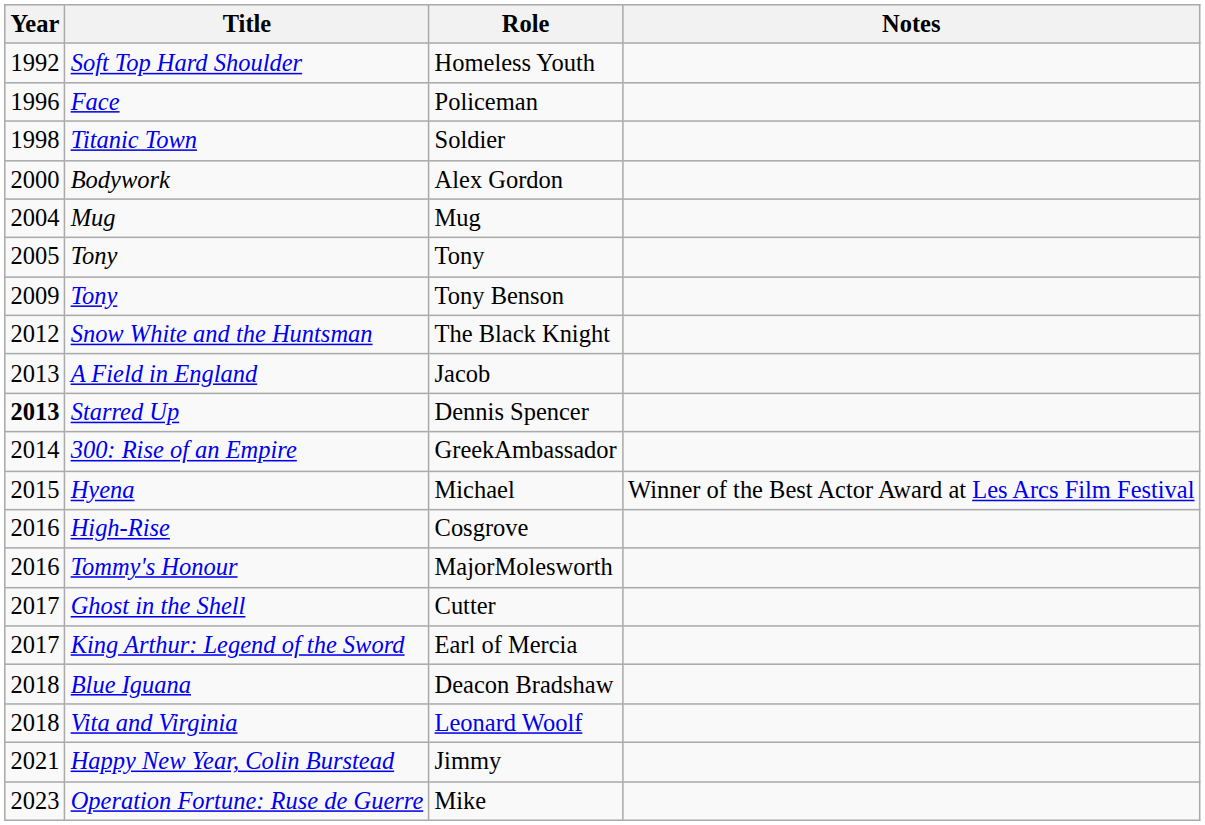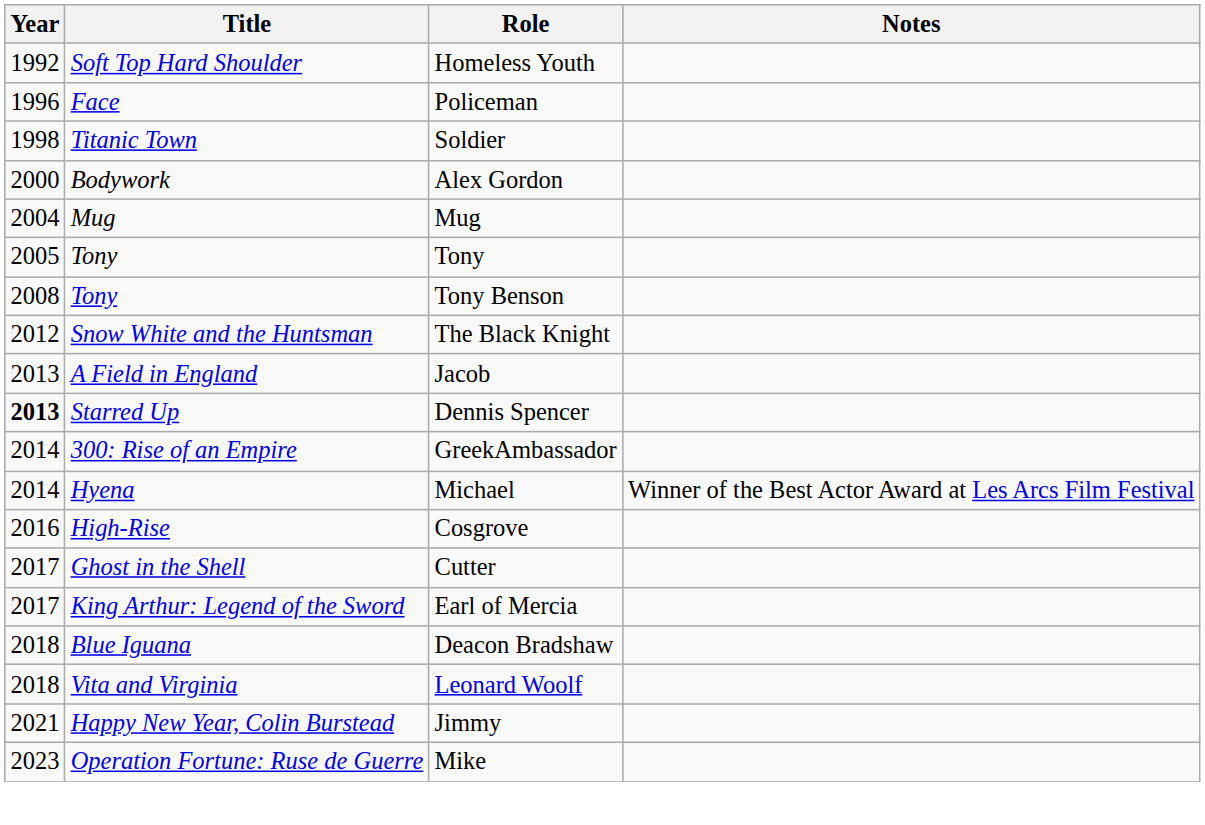(35, 295) 2009 -> (35, 295) 2008
(35, 489) 2015 -> (35, 489) 2014
- row: (524, 567)
